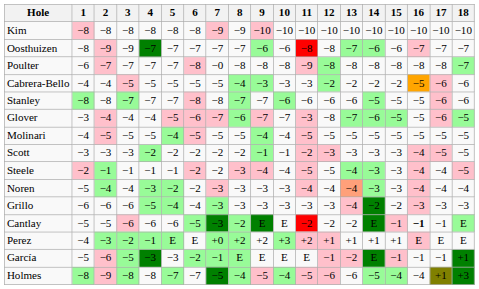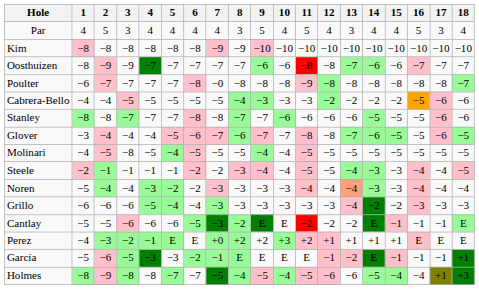+ row: (38, 30)
(307, 118) −3 -> (307, 135) −8
(128, 135) −5 -> (128, 153) −8
- row: (18, 153)
(419, 223) bold -> (419, 223) normal
